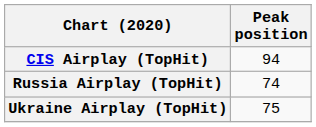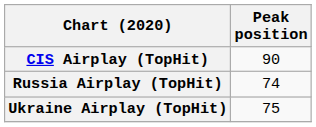(271, 59) 94 -> (271, 59) 90
